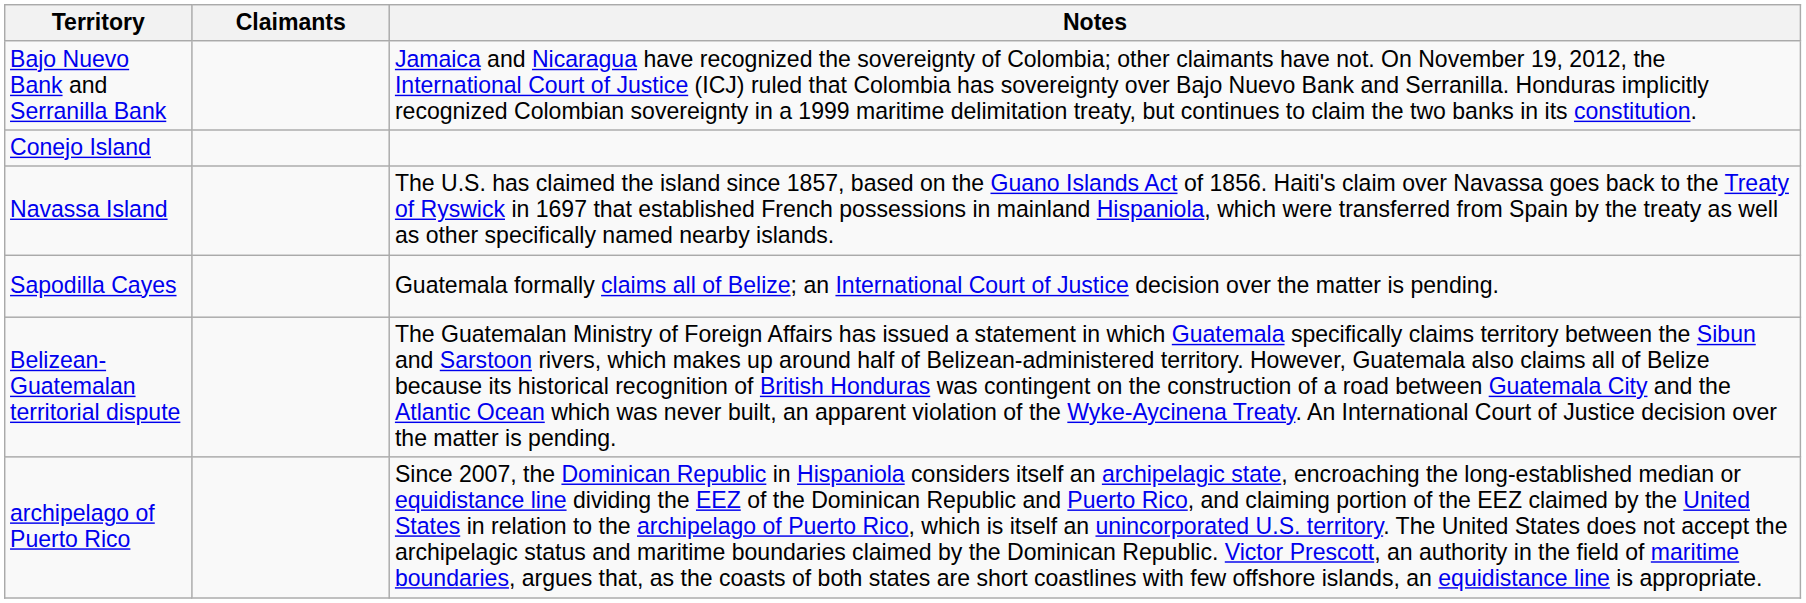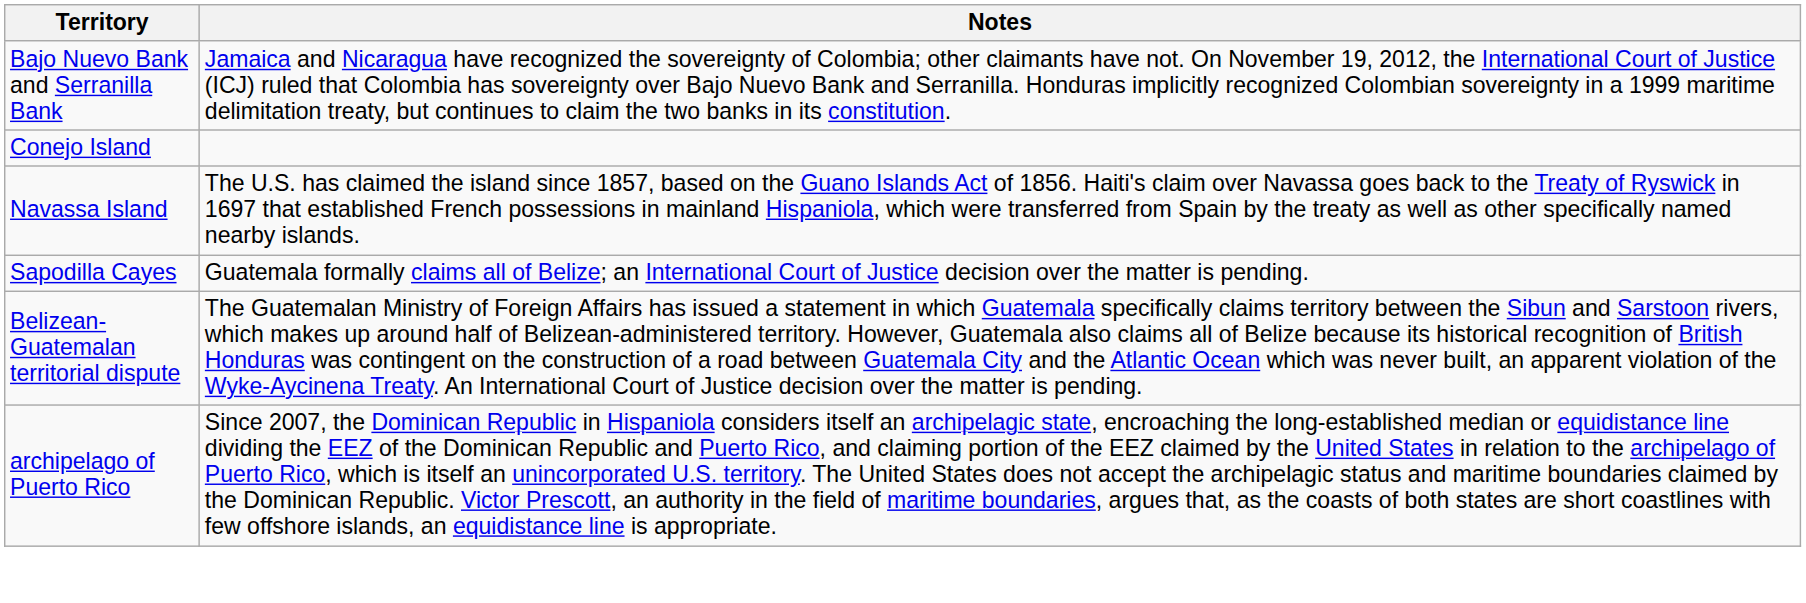- column: (291, 22)
